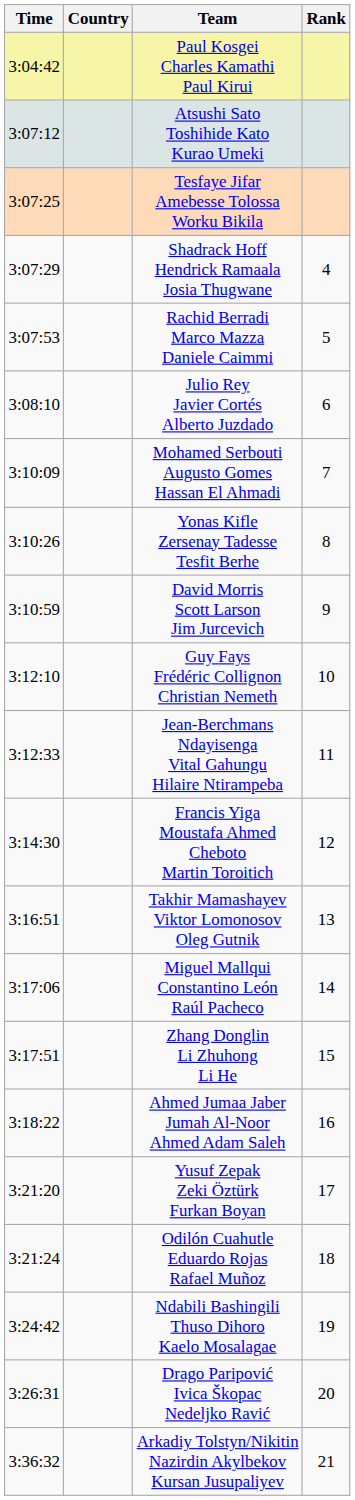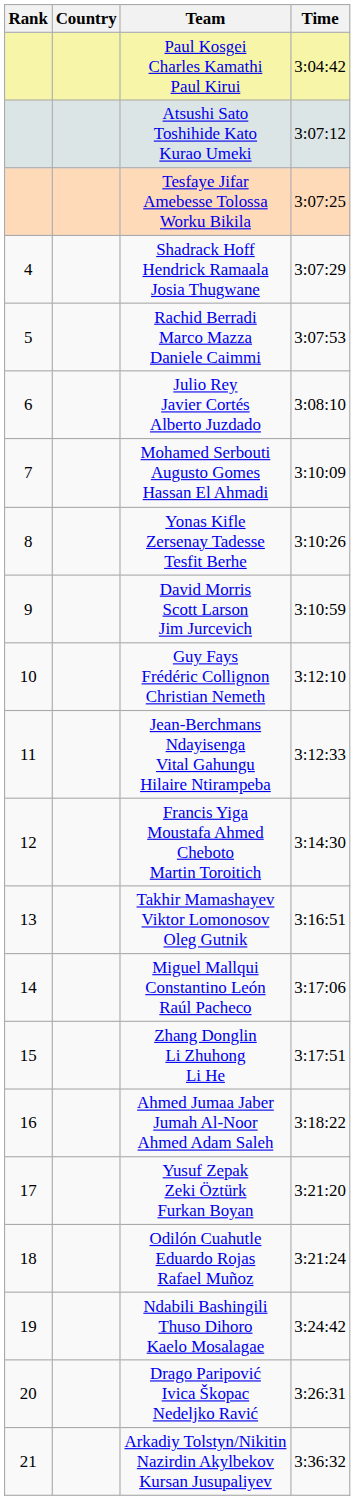columns swapped: (326, 18) <-> (34, 18)
